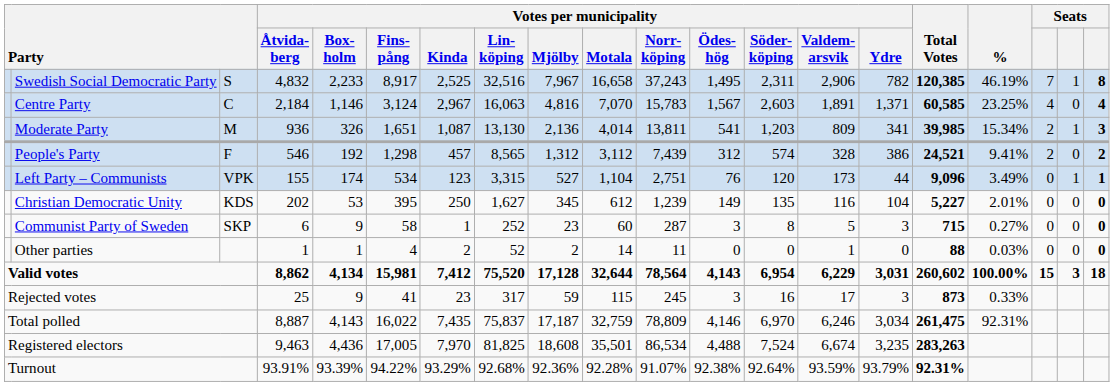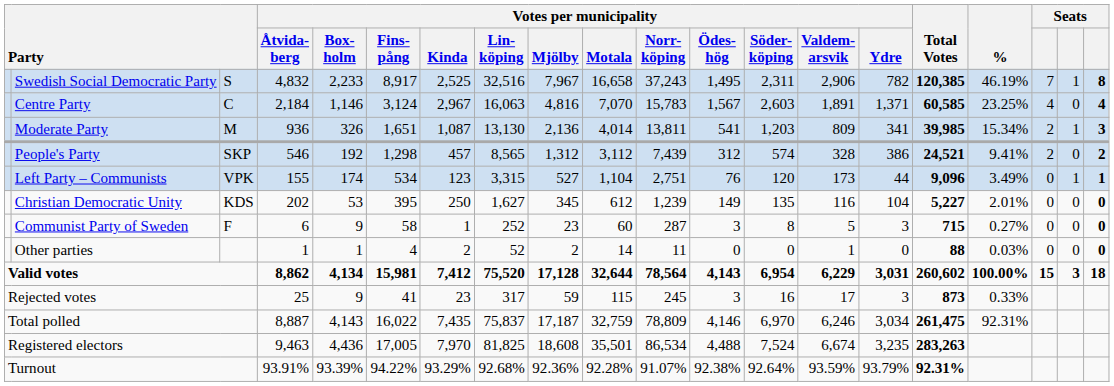(228, 154) F -> (237, 154) SKP
(237, 226) SKP -> (228, 226) F
